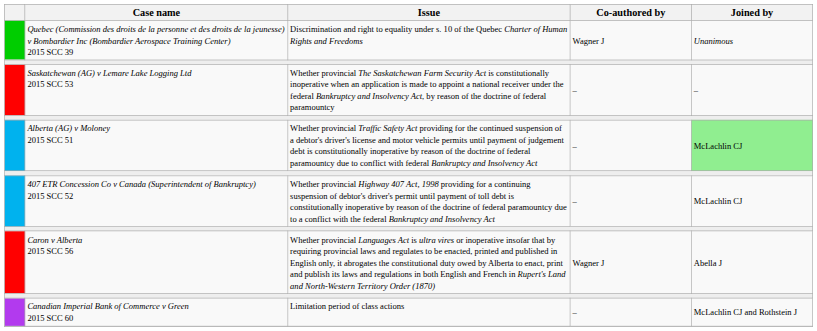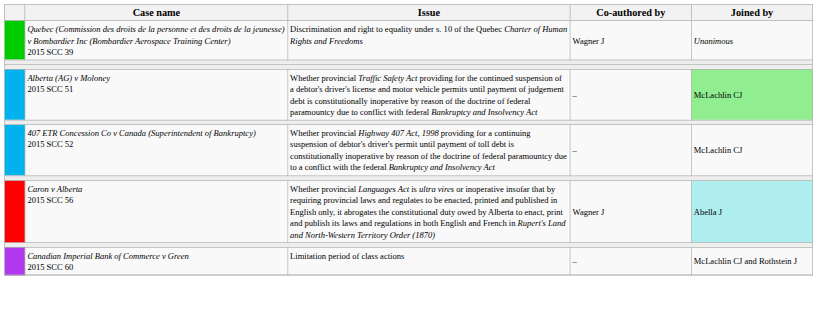- row: (109, 79)
(708, 263) no background -> (708, 212) paleturquoise background
